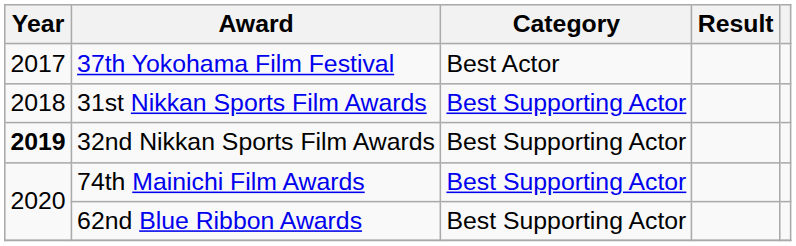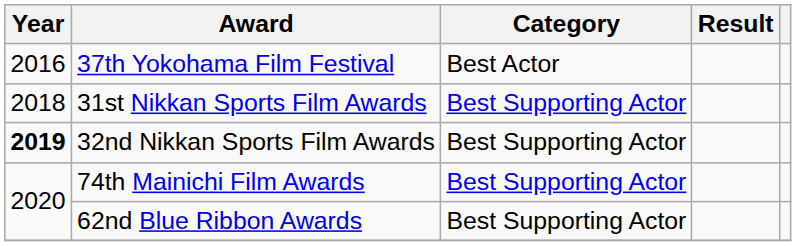(38, 63) 2017 -> (38, 63) 2016
